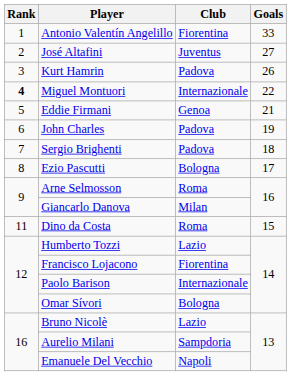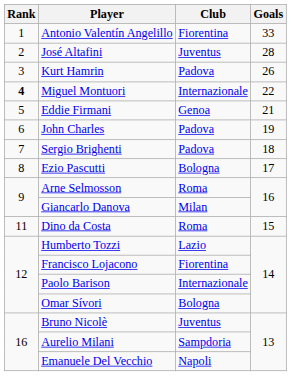(268, 52) 27 -> (268, 52) 28
(192, 322) Lazio -> (200, 322) Juventus
